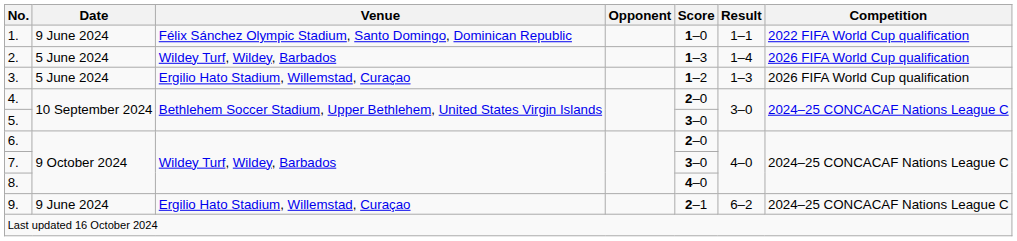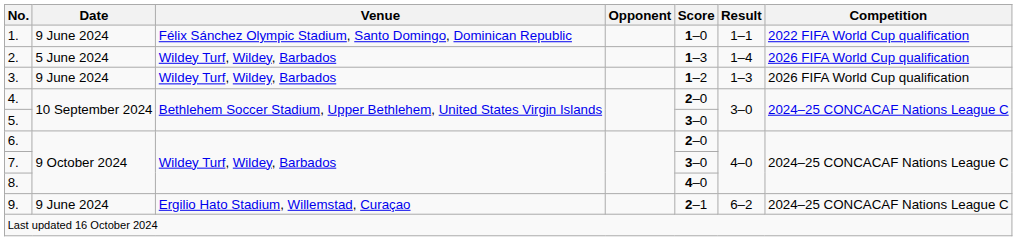(72, 78) 5 June 2024 -> (72, 78) 9 June 2024
(285, 78) Ergilio Hato Stadium, Willemstad, Curaçao -> (247, 78) Wildey Turf, Wildey, Barbados
